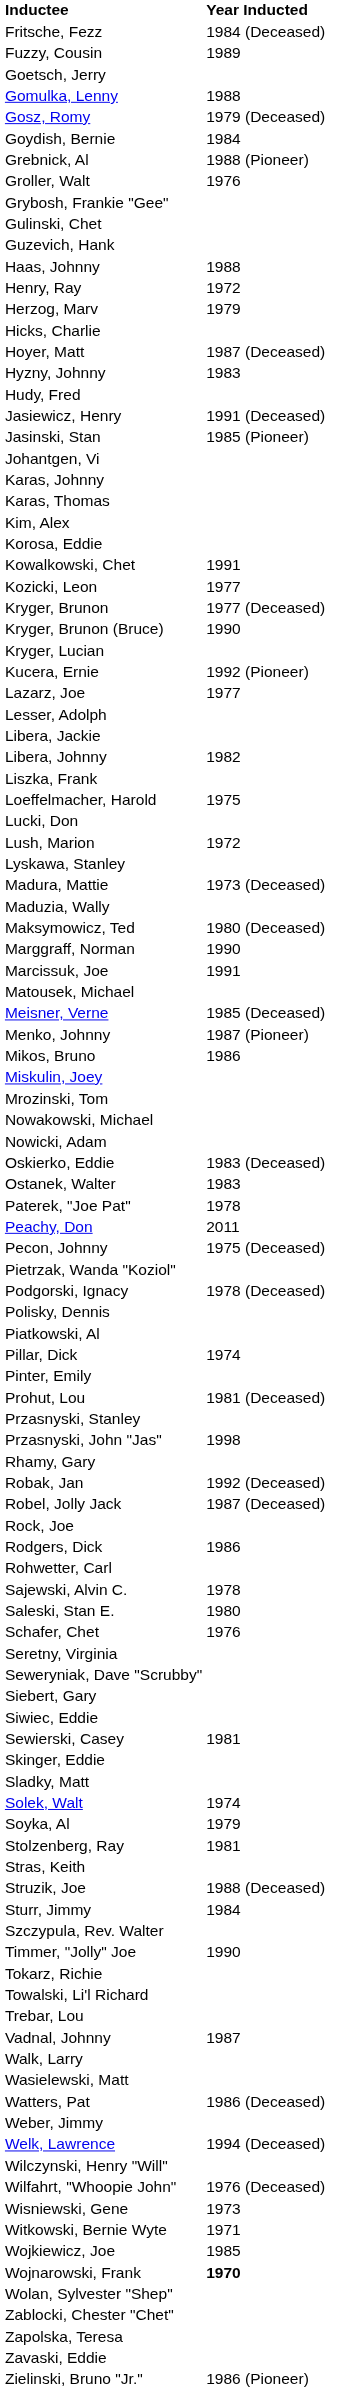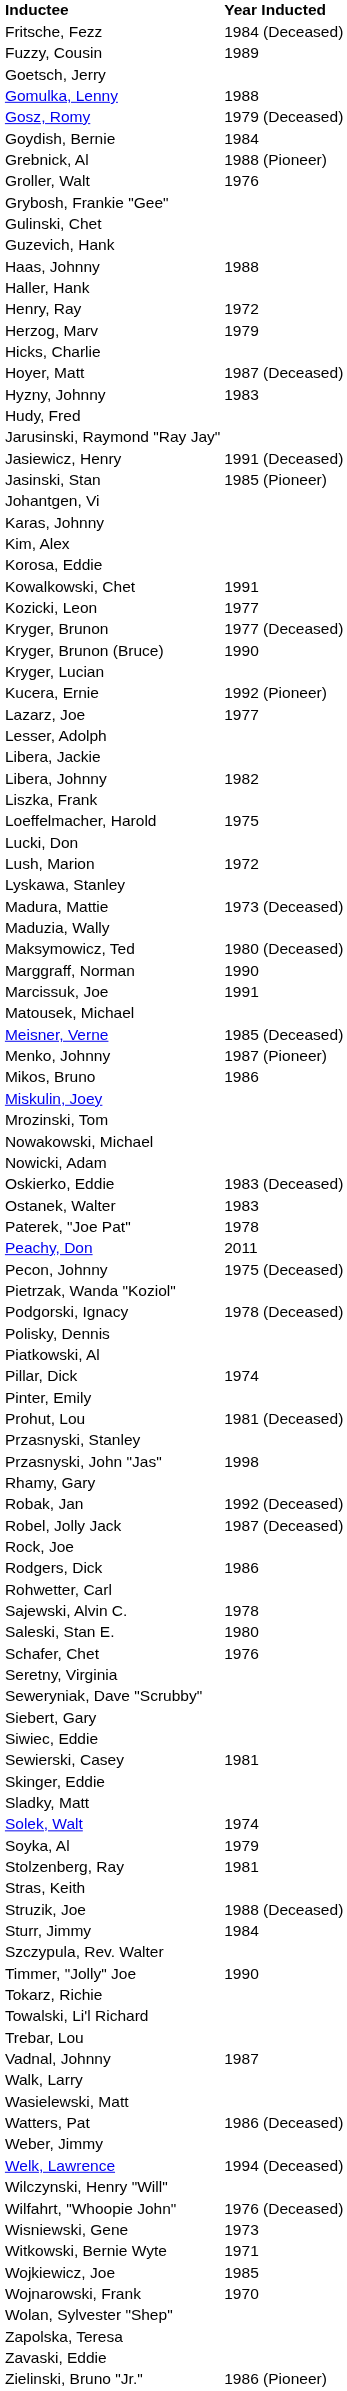+ row: (47, 288)
+ row: (113, 437)
- row: (57, 501)
(223, 2272) bold -> (241, 2294) normal
- row: (89, 2315)
